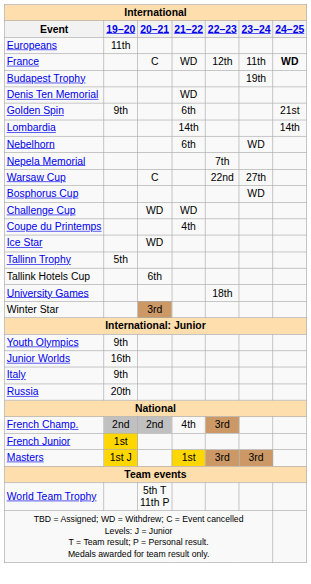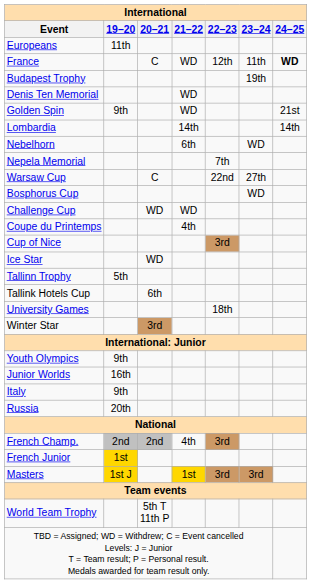(189, 111) 6th -> (189, 111) WD
+ row: (34, 243)
